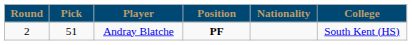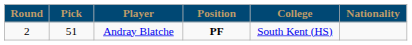columns swapped: (284, 13) <-> (362, 13)
